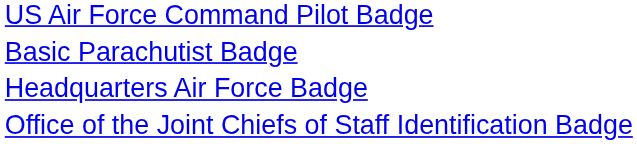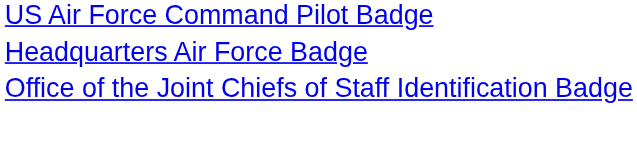- row: (151, 51)
